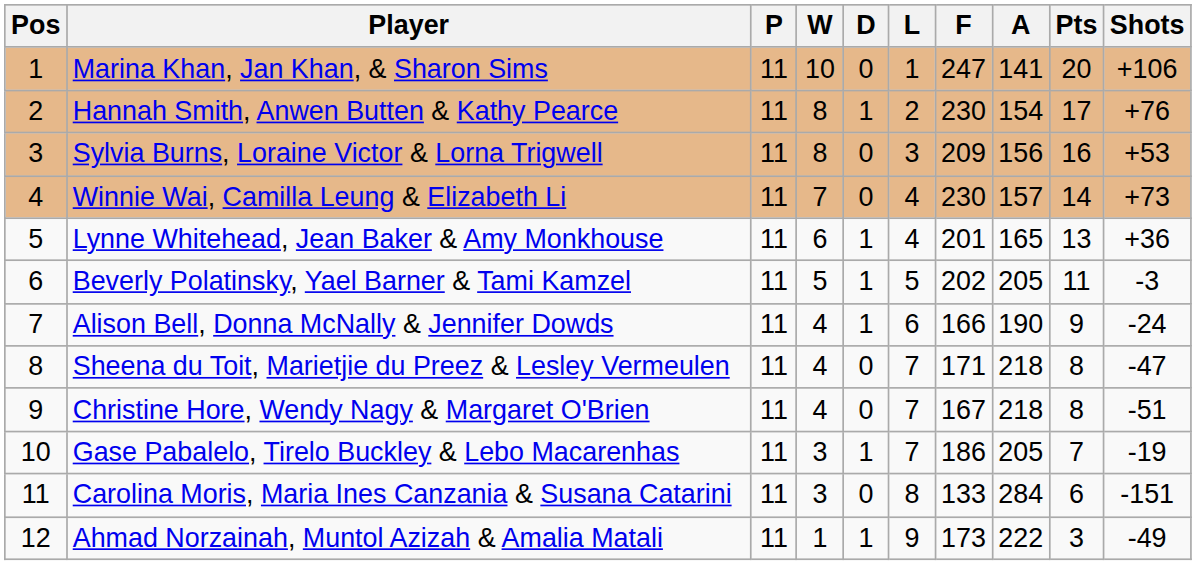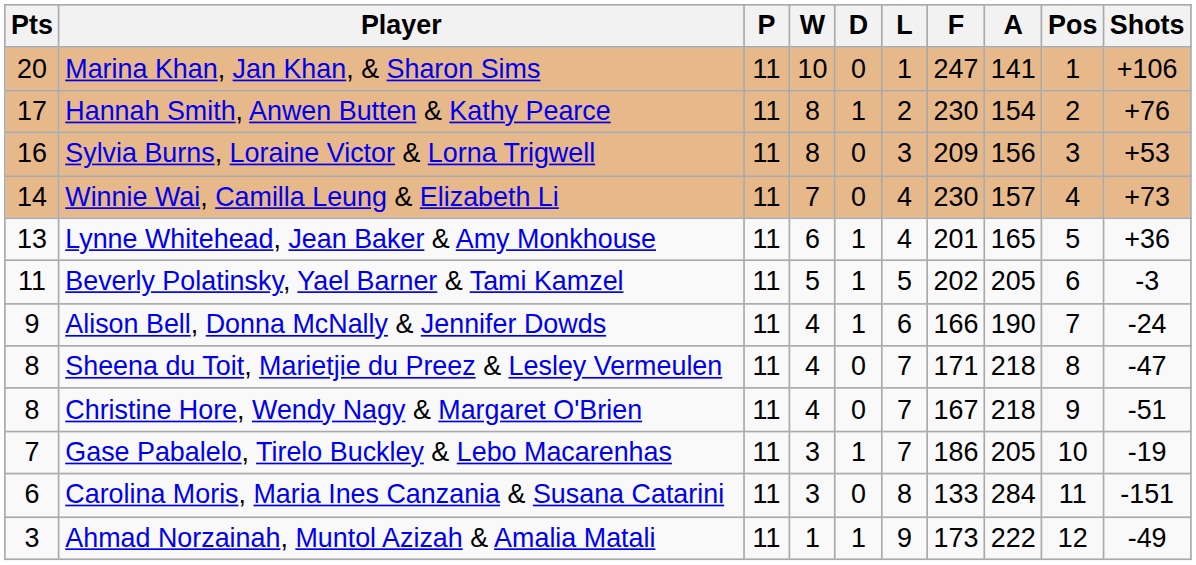columns swapped: (36, 25) <-> (1076, 25)
